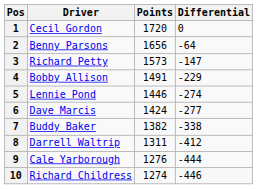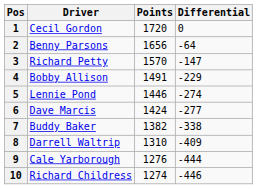(155, 61) 1573 -> (155, 61) 1570
(155, 143) 1311 -> (155, 143) 1310
(190, 143) -412 -> (190, 143) -409
